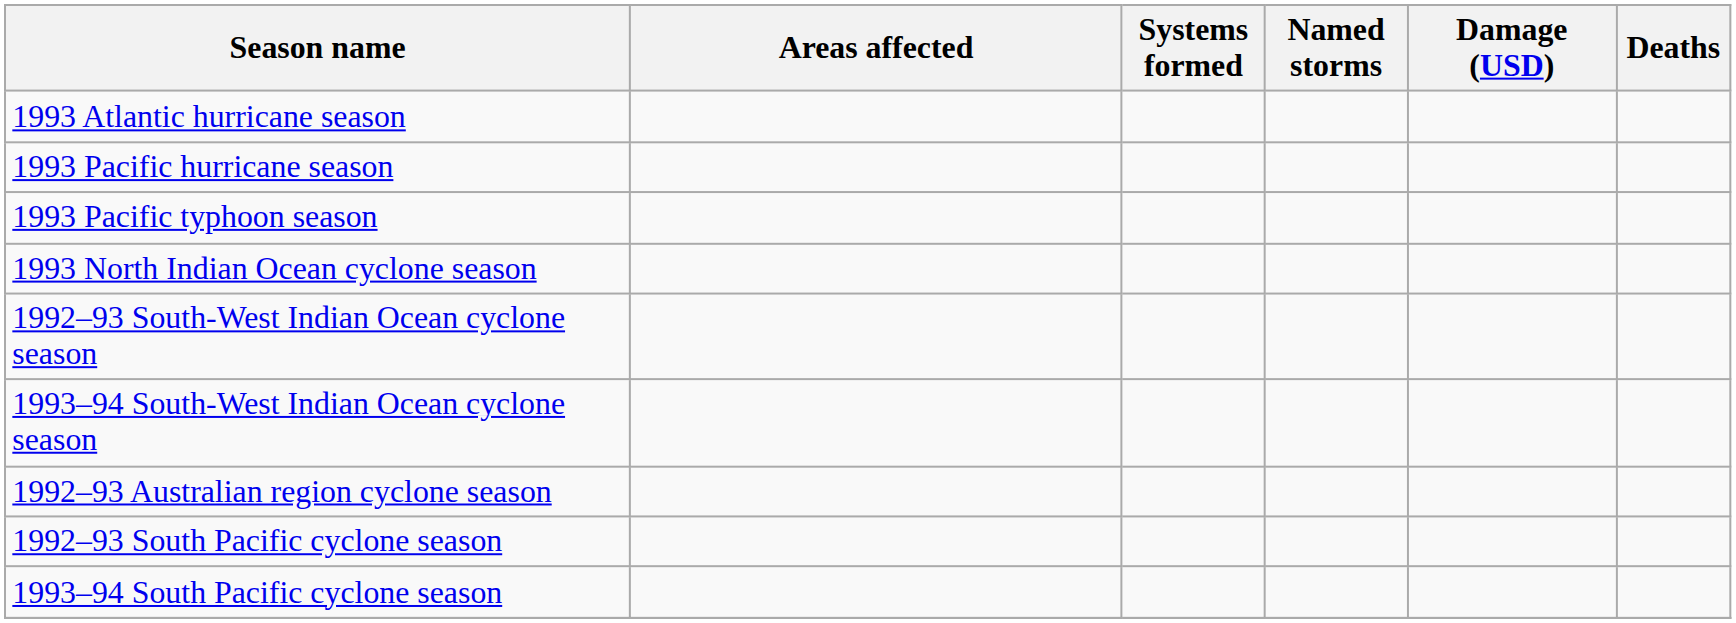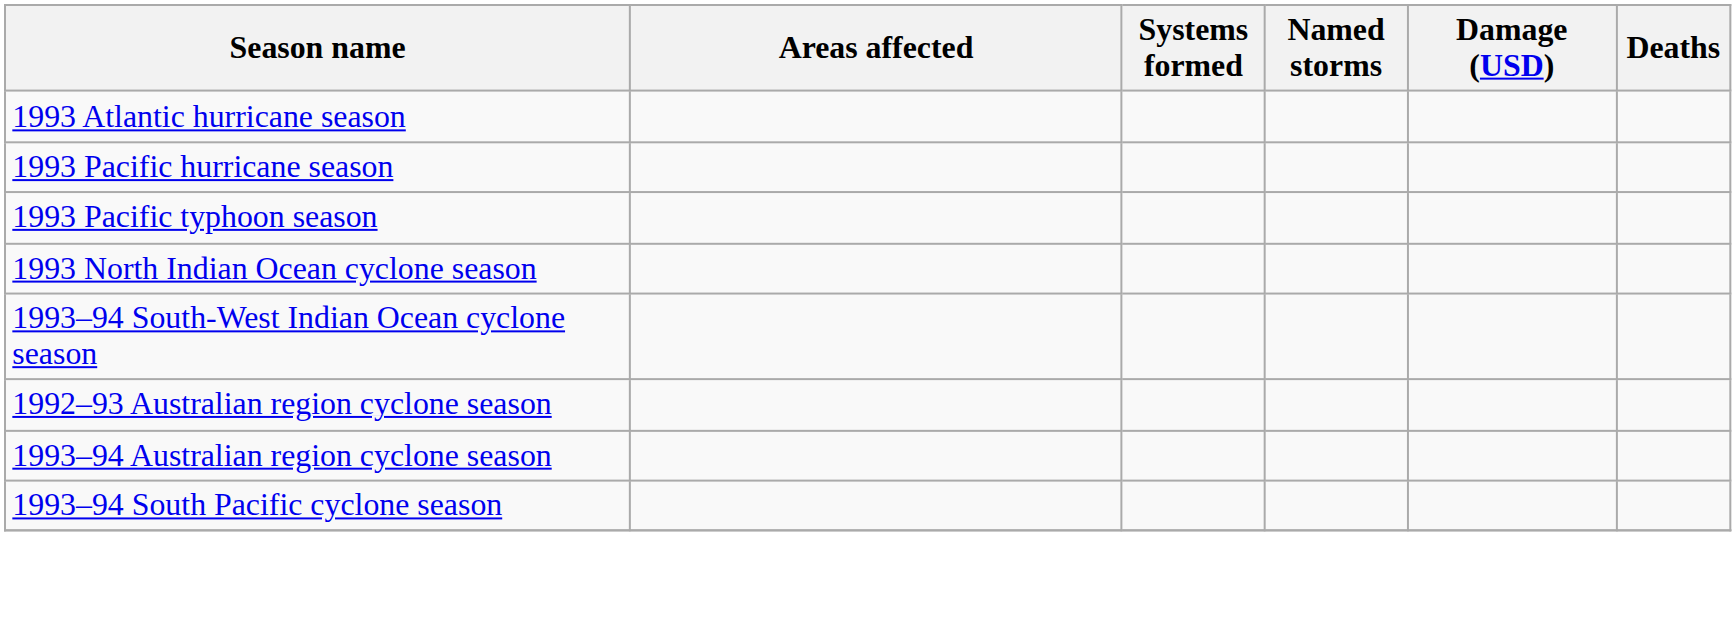- row: (289, 335)
+ row: (282, 454)
- row: (257, 541)
